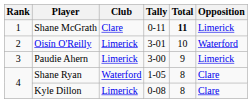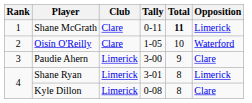(120, 43) Limerick -> (112, 43) Clare
(157, 43) 3-01 -> (153, 43) 1-05
(216, 59) Limerick -> (205, 59) Clare
(121, 75) Waterford -> (120, 75) Limerick
(157, 75) 1-05 -> (153, 75) 3-01
(209, 75) Clare -> (213, 75) Limerick
